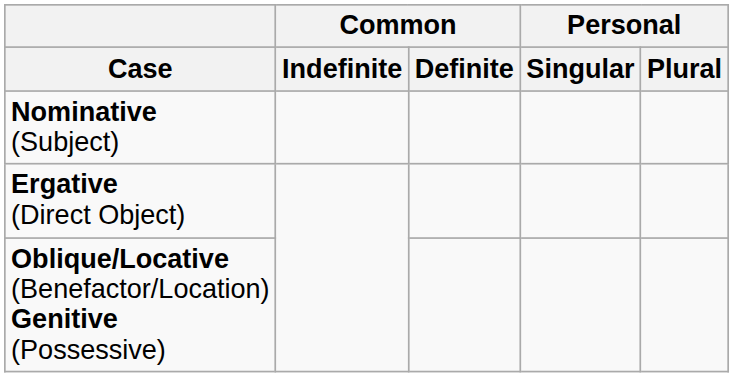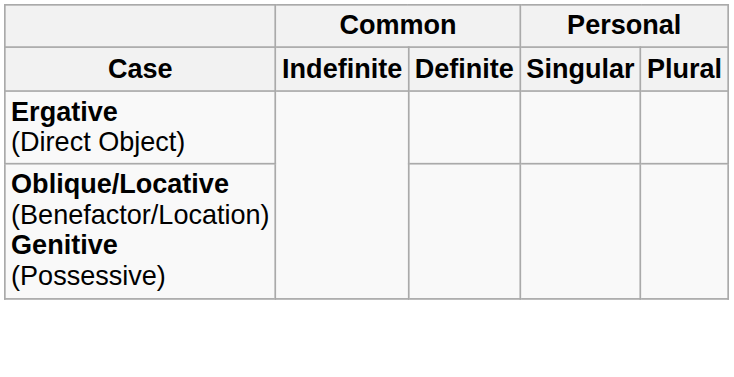- row: (84, 126)
